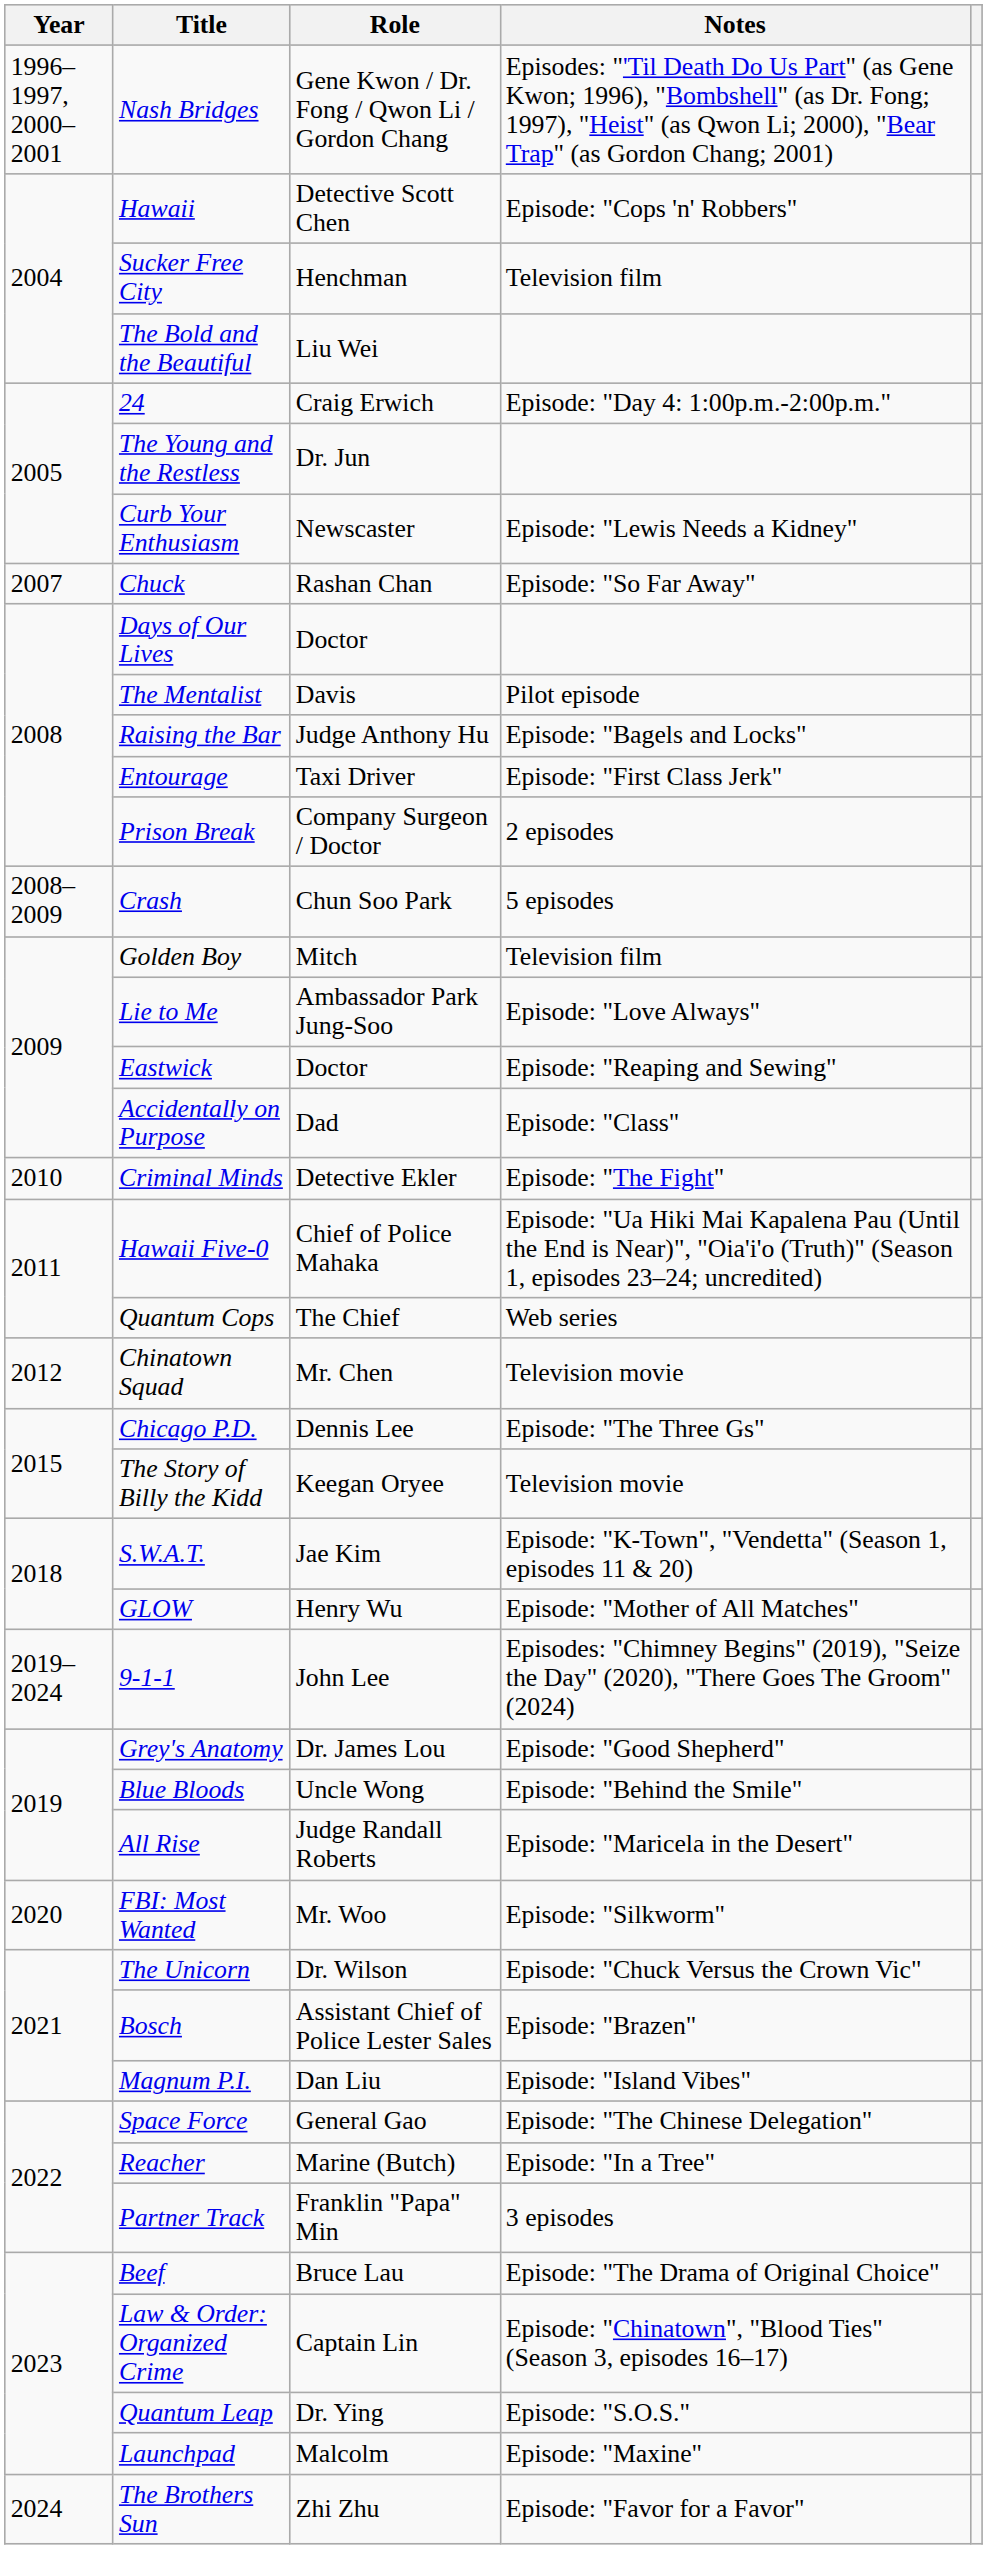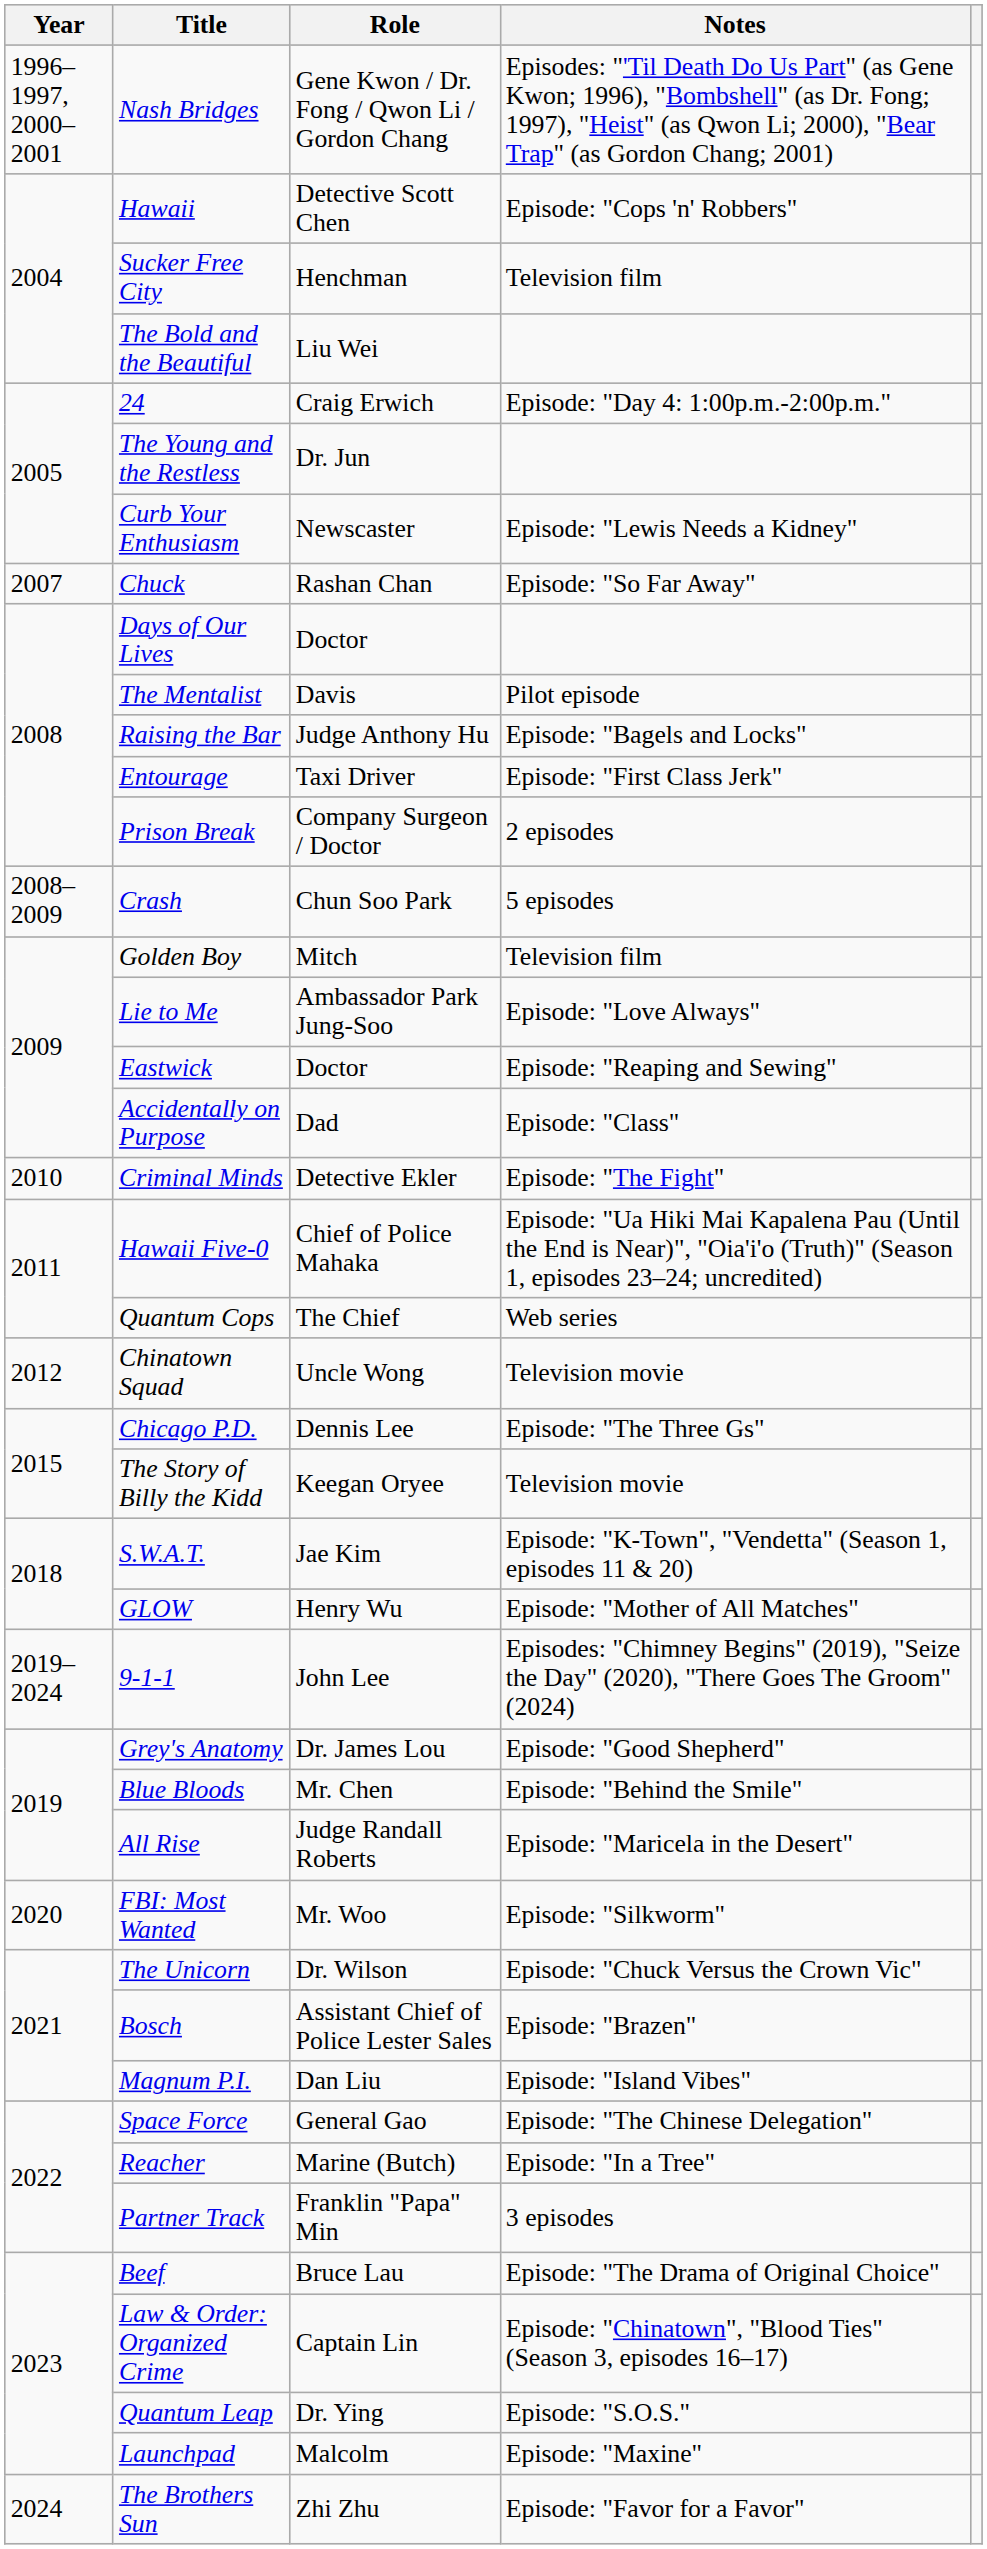(344, 1372) Mr. Chen -> (360, 1372) Uncle Wong
(360, 1789) Uncle Wong -> (344, 1789) Mr. Chen
